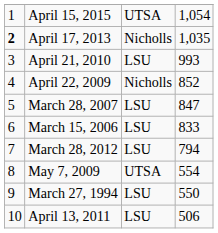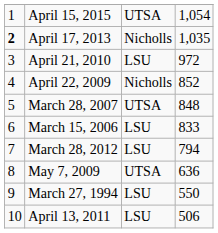(189, 60) 993 -> (189, 60) 972
(138, 104) LSU -> (143, 104) UTSA
(189, 104) 847 -> (189, 104) 848
(189, 171) 554 -> (189, 171) 636
